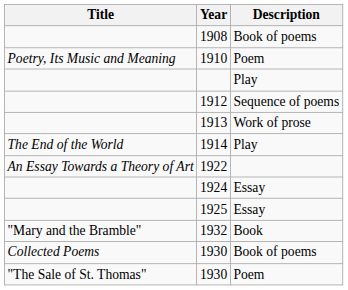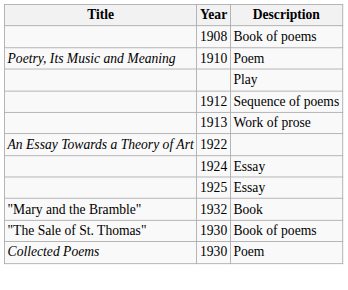- row: (214, 144)
(53, 252) Collected Poems -> (77, 230) "The Sale of St. Thomas"
(77, 274) "The Sale of St. Thomas" -> (53, 252) Collected Poems
